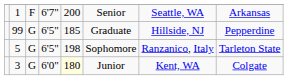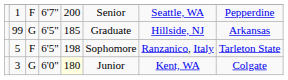(250, 13) Arkansas -> (250, 13) Pepperdine
(250, 30) Pepperdine -> (250, 30) Arkansas
(32, 48) G -> (32, 48) F
